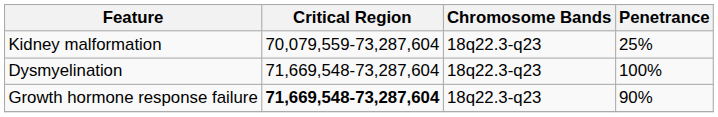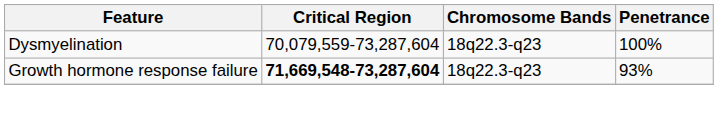- row: (85, 44)
(352, 71) 71,669,548-73,287,604 -> (352, 44) 70,079,559-73,287,604
(636, 97) 90% -> (636, 71) 93%
